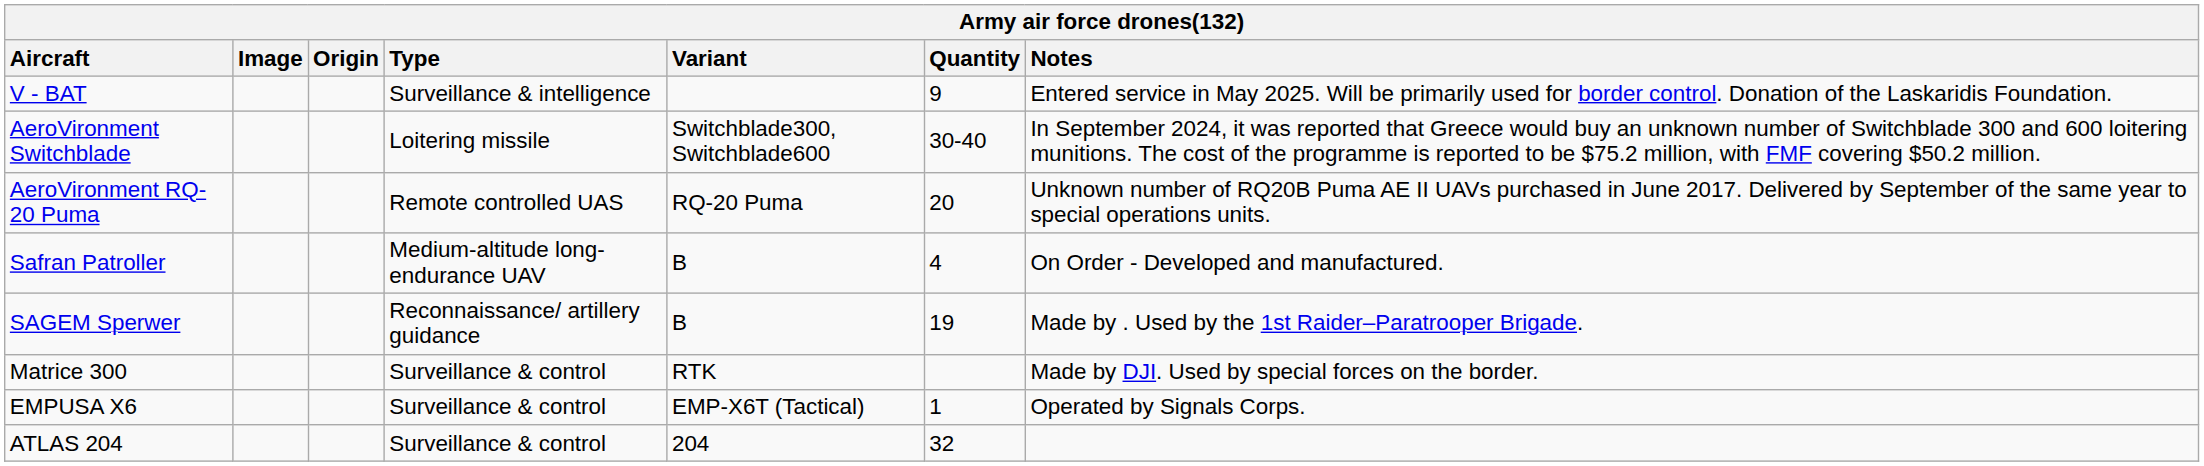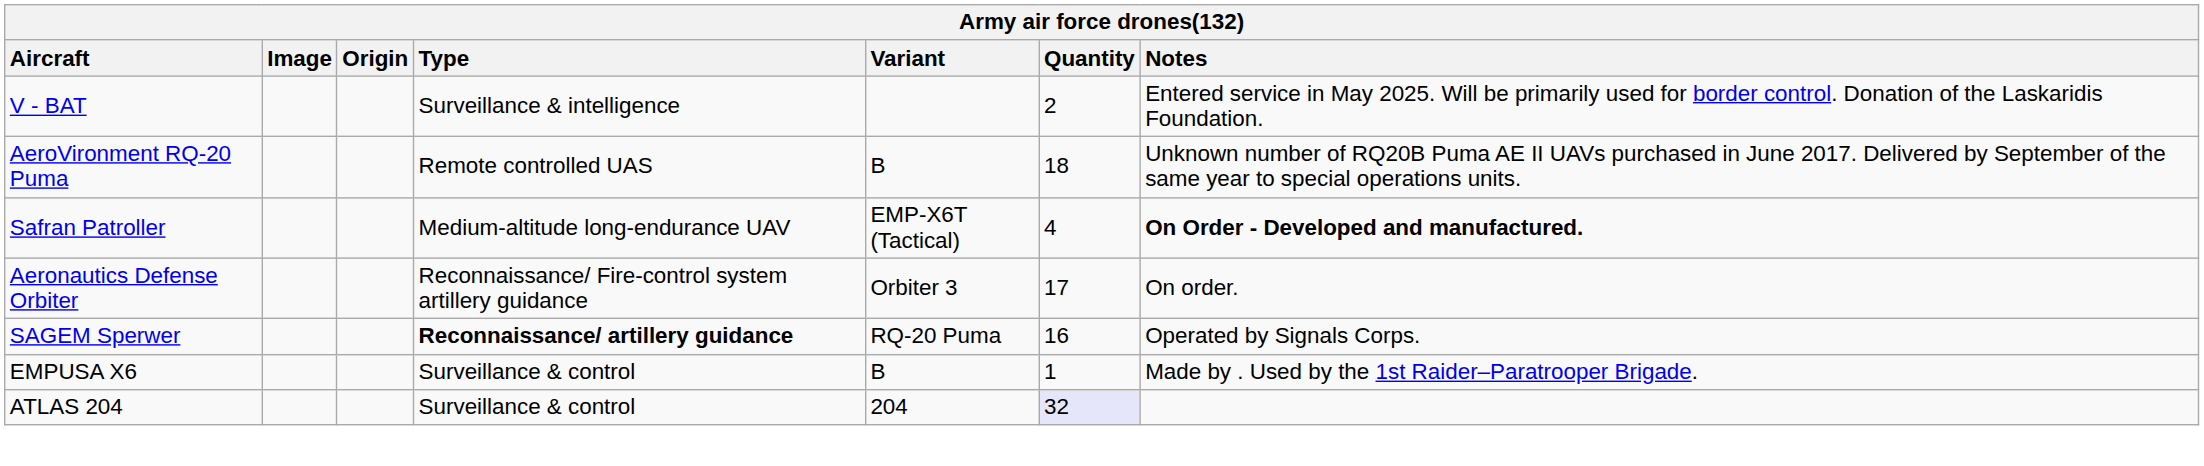(935, 93) 9 -> (1050, 105) 2
- row: (84, 141)
(737, 202) RQ-20 Puma -> (878, 166) B
(942, 202) 20 -> (1056, 166) 18
(679, 262) B -> (919, 227) EMP-X6T (Tactical)
(1237, 262) normal -> (1364, 227) bold
+ row: (114, 288)
(514, 323) normal -> (606, 336) bold
(679, 323) B -> (936, 336) RQ-20 Puma
(942, 323) 19 -> (1056, 336) 16
(1307, 323) Made by . Used by the 1st Raider–Paratrooper Brigade. -> (1283, 336) Operated by Signals Corps.
- row: (68, 371)
(768, 407) EMP-X6T (Tactical) -> (878, 371) B
(1168, 407) Operated by Signals Corps. -> (1422, 371) Made by . Used by the 1st Raider–Paratrooper Brigade.
(942, 442) no background -> (1056, 407) lavender background
